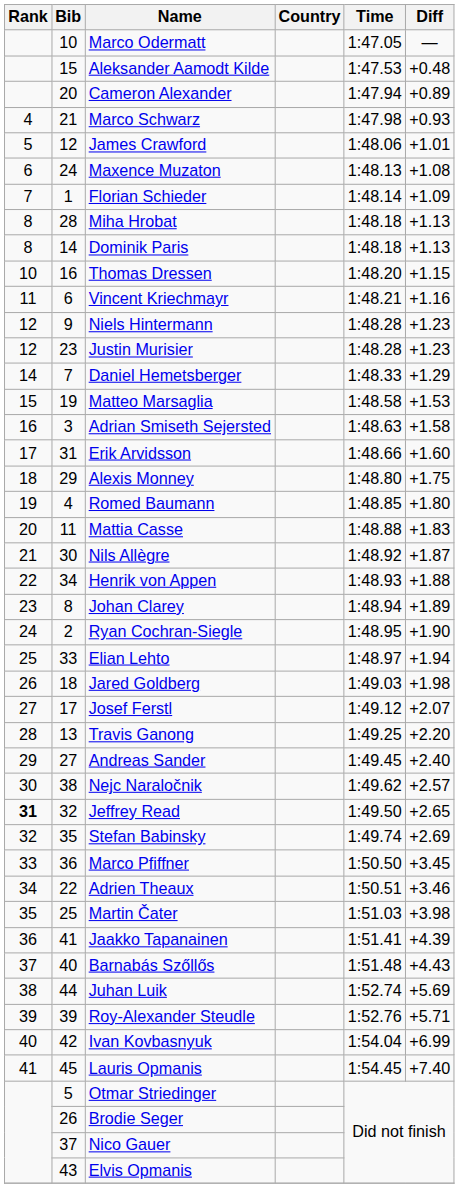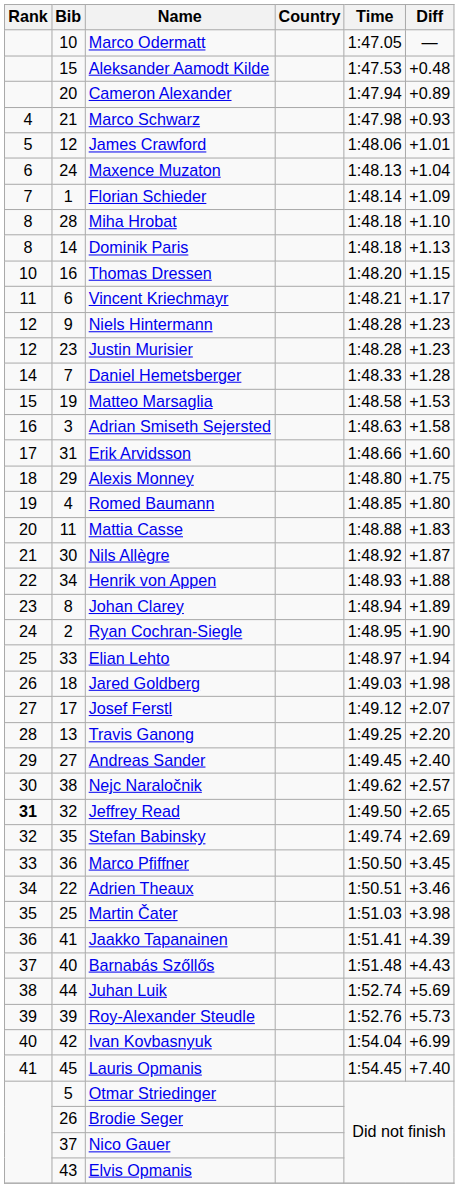(430, 171) +1.08 -> (430, 171) +1.04
(430, 222) +1.13 -> (430, 222) +1.10
(430, 299) +1.16 -> (430, 299) +1.17
(430, 376) +1.29 -> (430, 376) +1.28
(430, 1016) +5.71 -> (430, 1016) +5.73
